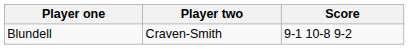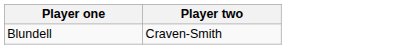- column: (342, 14)
